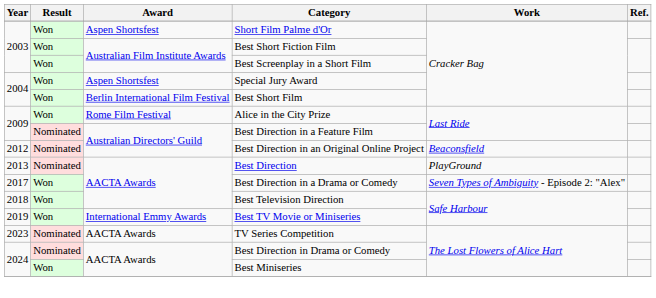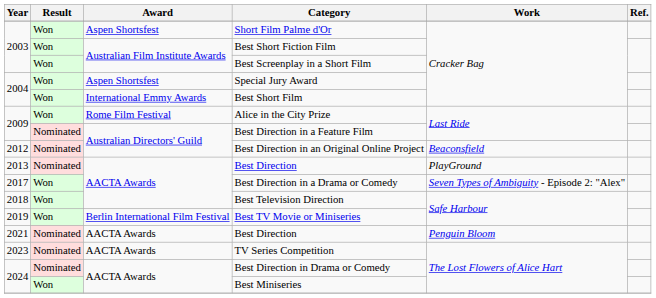(158, 98) Berlin International Film Festival -> (146, 98) International Emmy Awards
(146, 217) International Emmy Awards -> (158, 217) Berlin International Film Festival
+ row: (18, 234)
